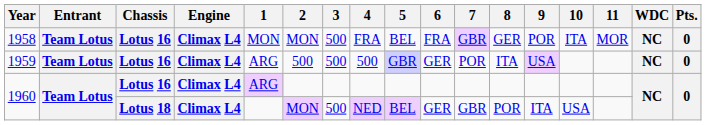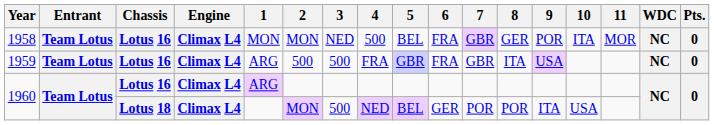(336, 39) 500 -> (340, 39) NED
(367, 39) FRA -> (375, 39) 500
(367, 62) 500 -> (375, 62) FRA
(437, 62) GER -> (445, 62) FRA
(472, 62) POR -> (480, 62) GBR
(472, 108) GBR -> (480, 108) POR
